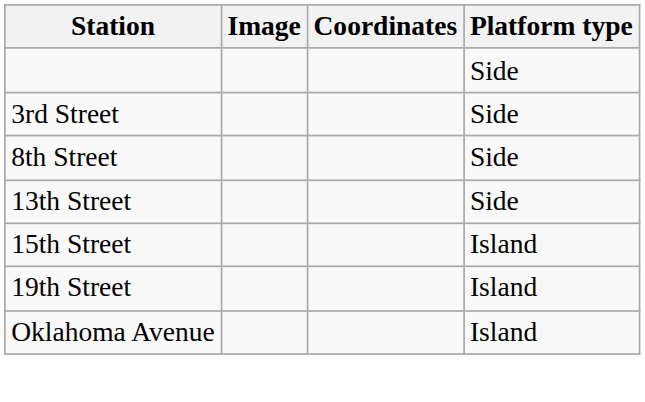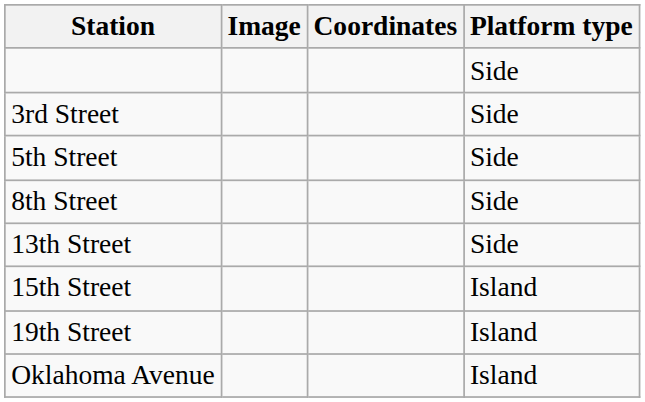+ row: (64, 157)
